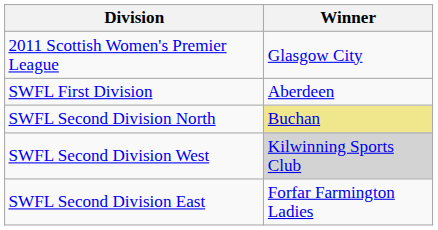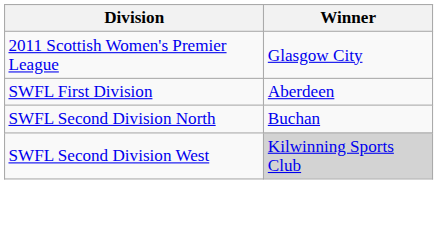(294, 118) khaki background -> (294, 118) no background
- row: (107, 201)
